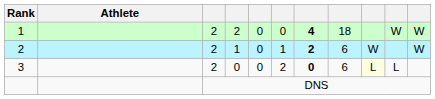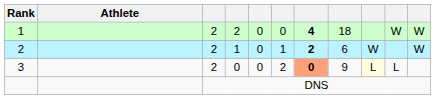(311, 67) no background -> (311, 67) lightsalmon background
(345, 67) 6 -> (345, 67) 9
